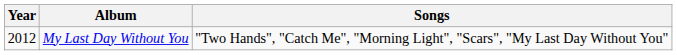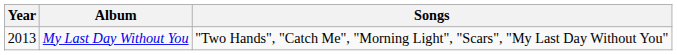(22, 38) 2012 -> (22, 38) 2013
